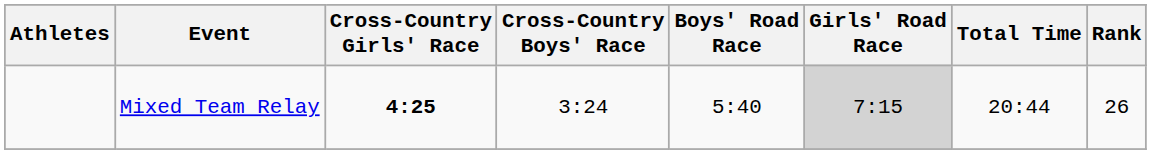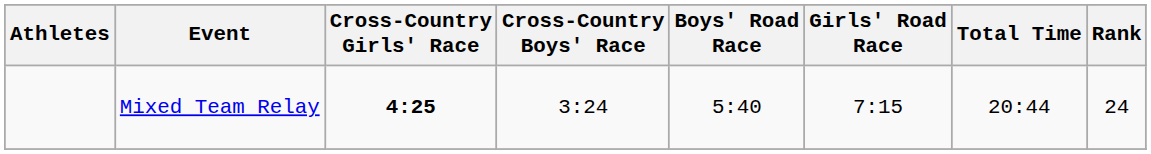(878, 107) lightgrey background -> (878, 107) no background
(1117, 107) 26 -> (1117, 107) 24
